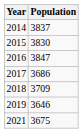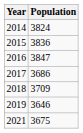(40, 27) 3837 -> (40, 27) 3824
(40, 43) 3830 -> (40, 43) 3836
